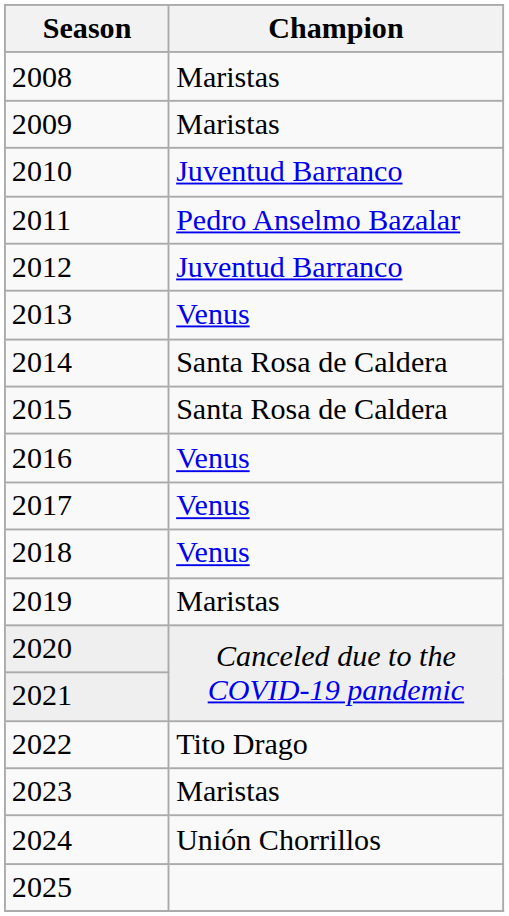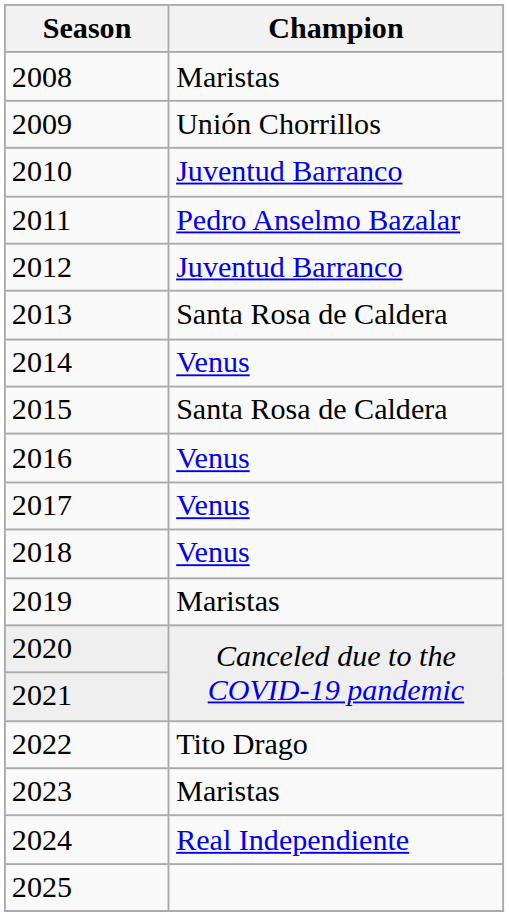(228, 123) Maristas -> (278, 123) Unión Chorrillos
(213, 314) Venus -> (312, 314) Santa Rosa de Caldera
(312, 362) Santa Rosa de Caldera -> (213, 362) Venus
(278, 839) Unión Chorrillos -> (293, 839) Real Independiente
